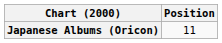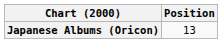(189, 30) 11 -> (189, 30) 13
